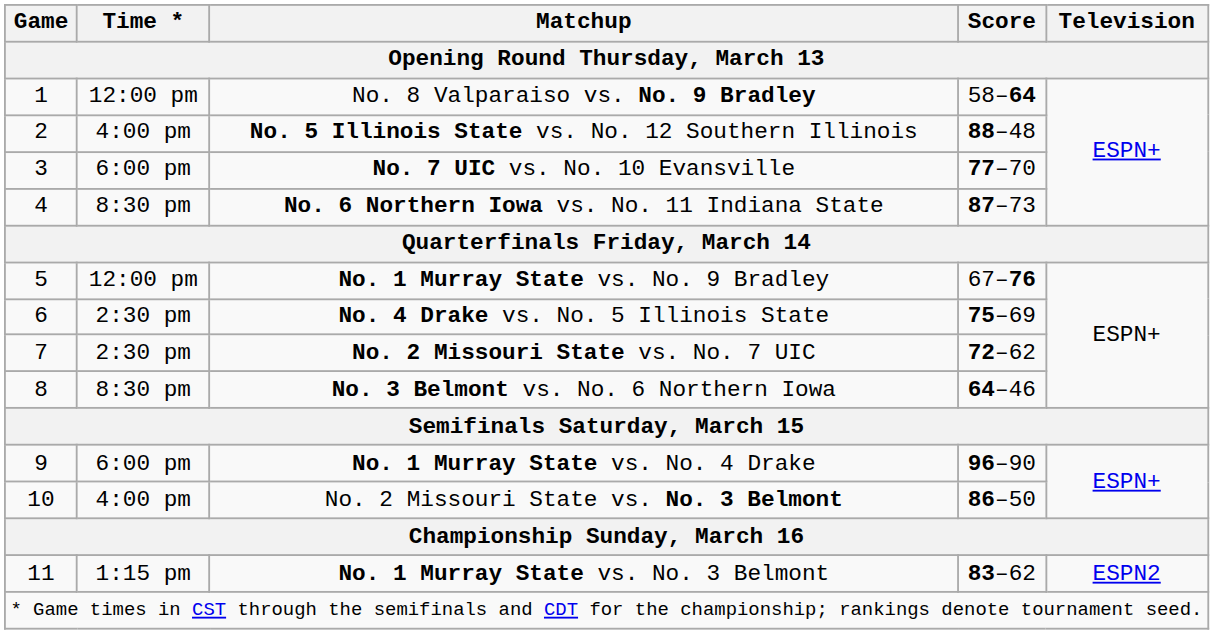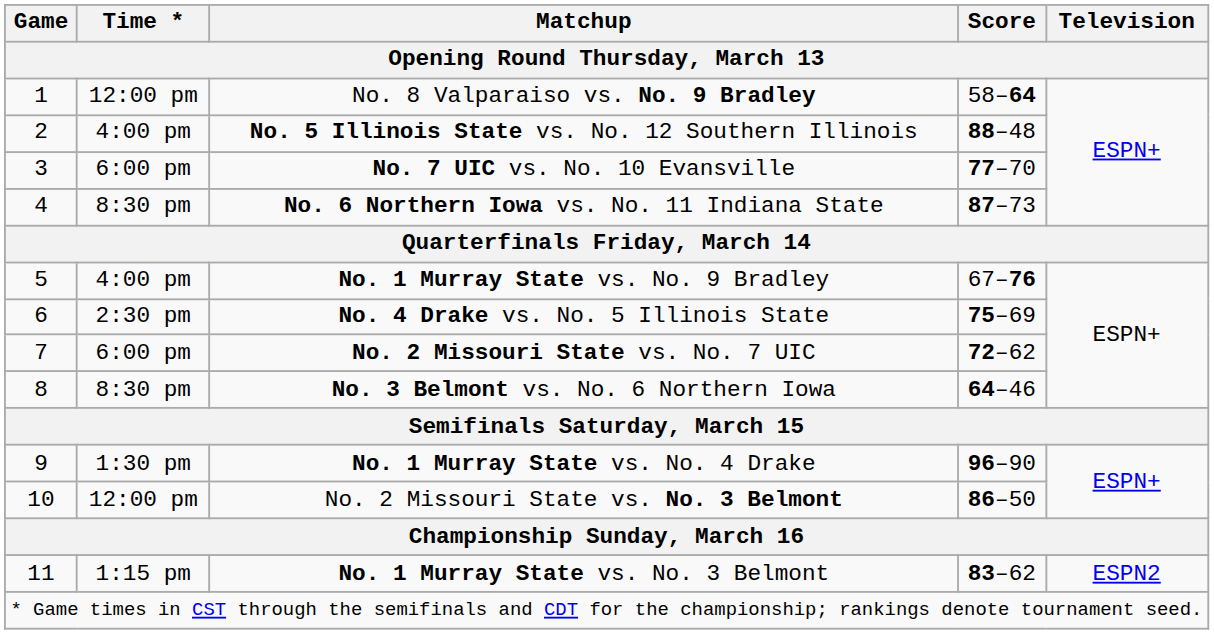(143, 280) 12:00 pm -> (143, 280) 4:00 pm
(143, 354) 2:30 pm -> (143, 354) 6:00 pm
(143, 464) 6:00 pm -> (143, 464) 1:30 pm
(143, 501) 4:00 pm -> (143, 501) 12:00 pm
